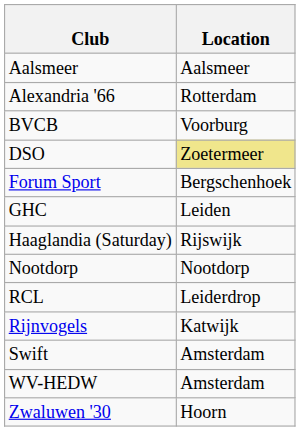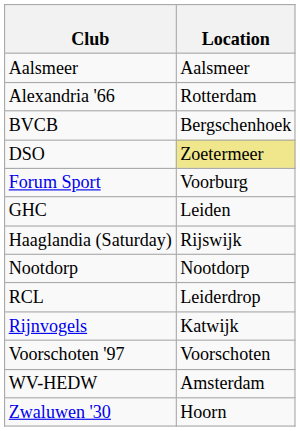(214, 125) Voorburg -> (236, 125) Bergschenhoek
(236, 182) Bergschenhoek -> (214, 182) Voorburg
- row: (28, 354)
+ row: (67, 354)
